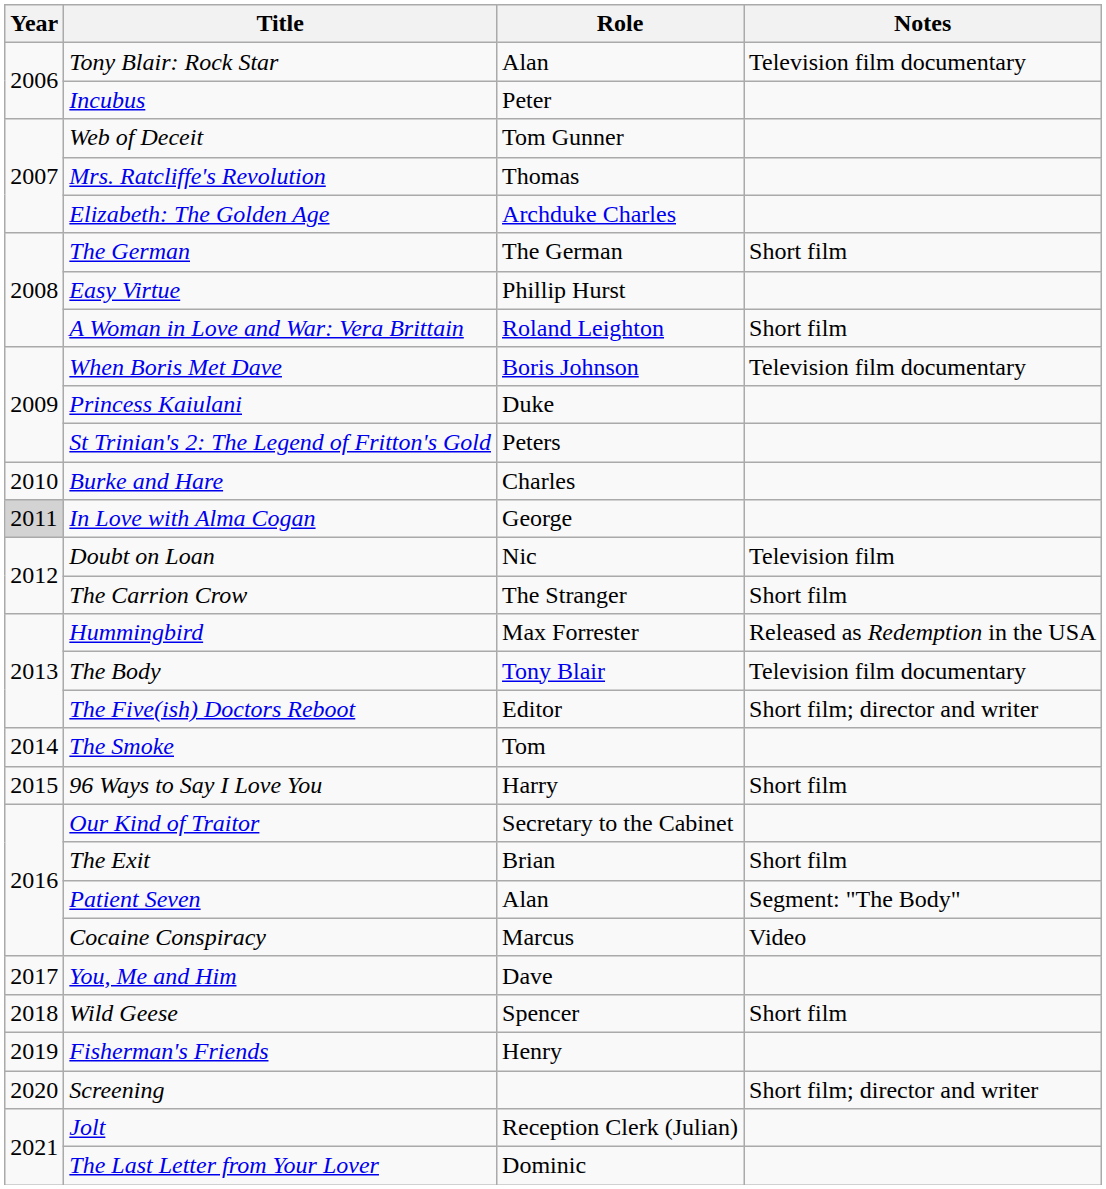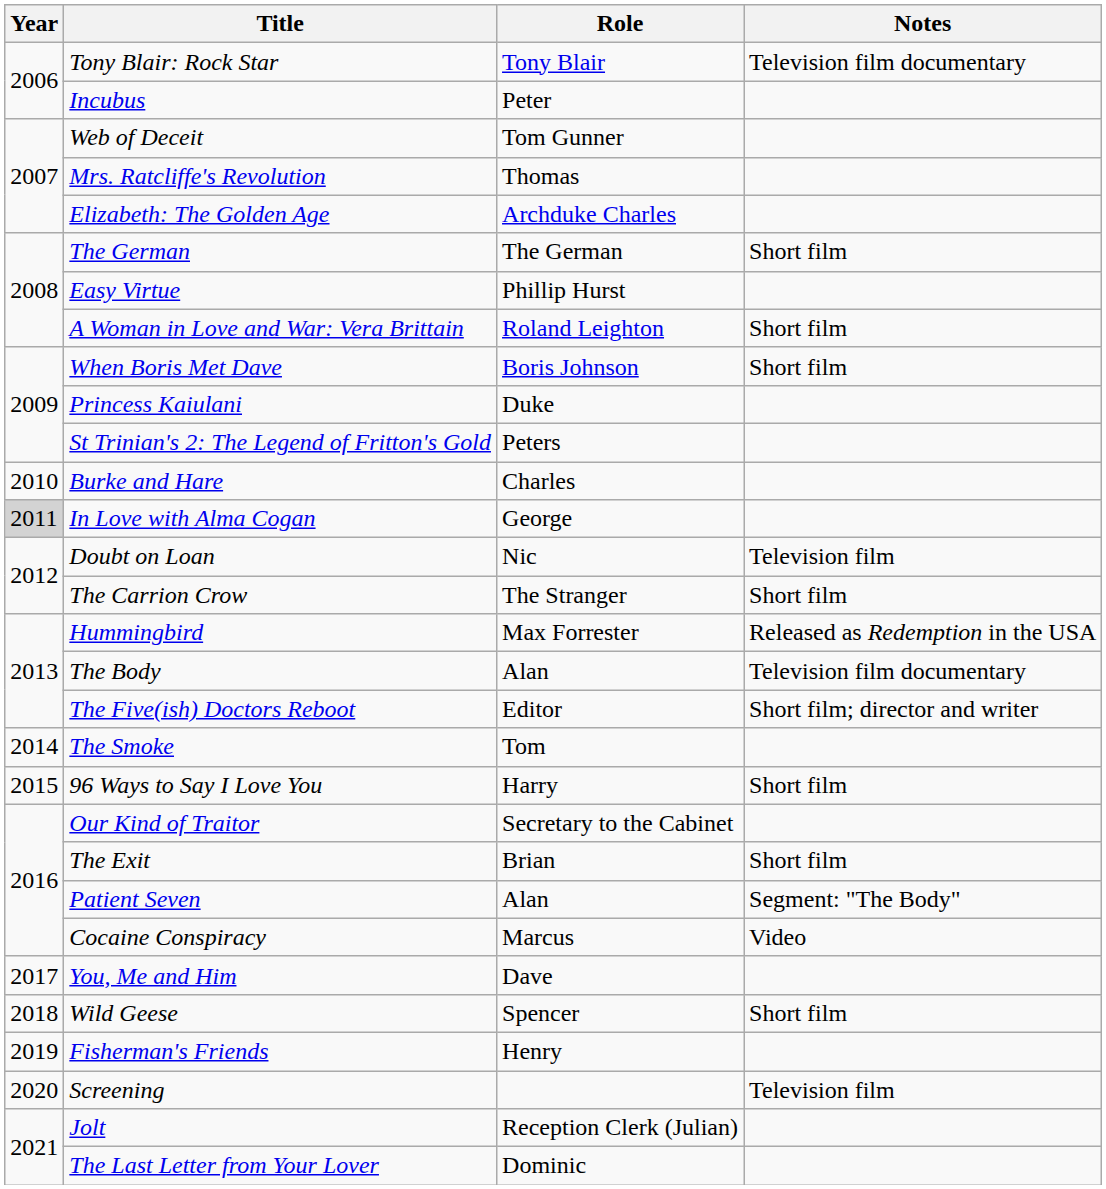(525, 61) Alan -> (554, 61) Tony Blair
(888, 366) Television film documentary -> (798, 366) Short film
(554, 670) Tony Blair -> (525, 670) Alan
(894, 1089) Short film; director and writer -> (822, 1089) Television film
